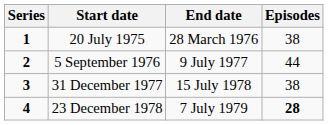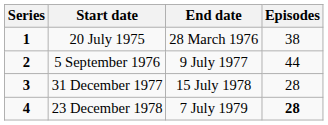(292, 85) 38 -> (292, 85) 28
